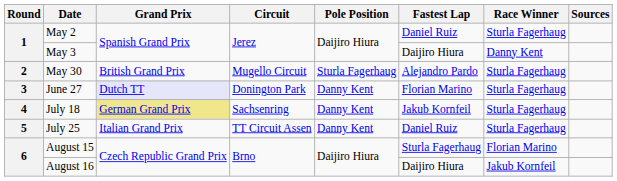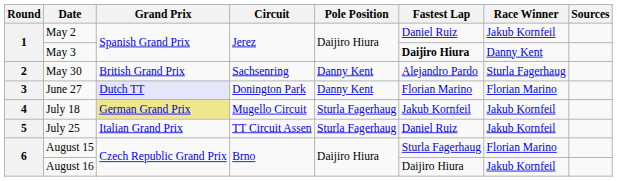(526, 32) Sturla Fagerhaug -> (521, 32) Jakub Kornfeil
(433, 51) normal -> (436, 51) bold
(269, 70) Mugello Circuit -> (260, 70) Sachsenring
(357, 70) Sturla Fagerhaug -> (345, 70) Danny Kent
(526, 89) Sturla Fagerhaug -> (522, 89) Florian Marino
(260, 108) Sachsenring -> (269, 108) Mugello Circuit
(345, 108) Danny Kent -> (357, 108) Sturla Fagerhaug
(526, 108) Sturla Fagerhaug -> (521, 108) Jakub Kornfeil
(345, 128) Danny Kent -> (357, 128) Sturla Fagerhaug
(526, 128) Sturla Fagerhaug -> (521, 128) Jakub Kornfeil
